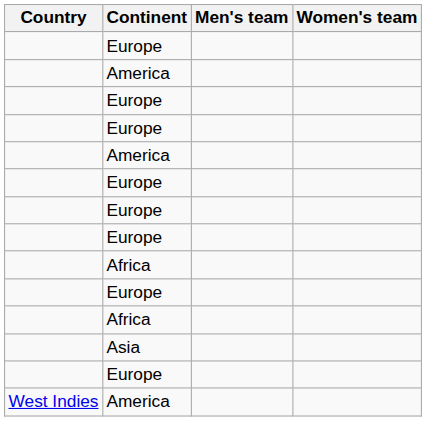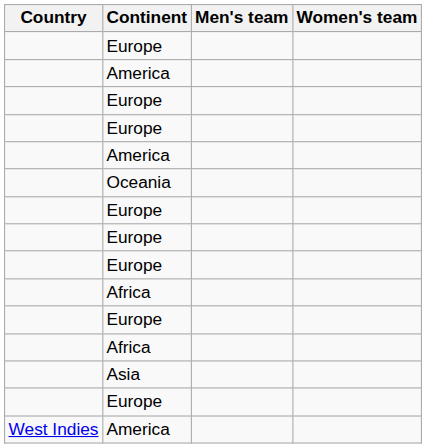+ row: (54, 183)
